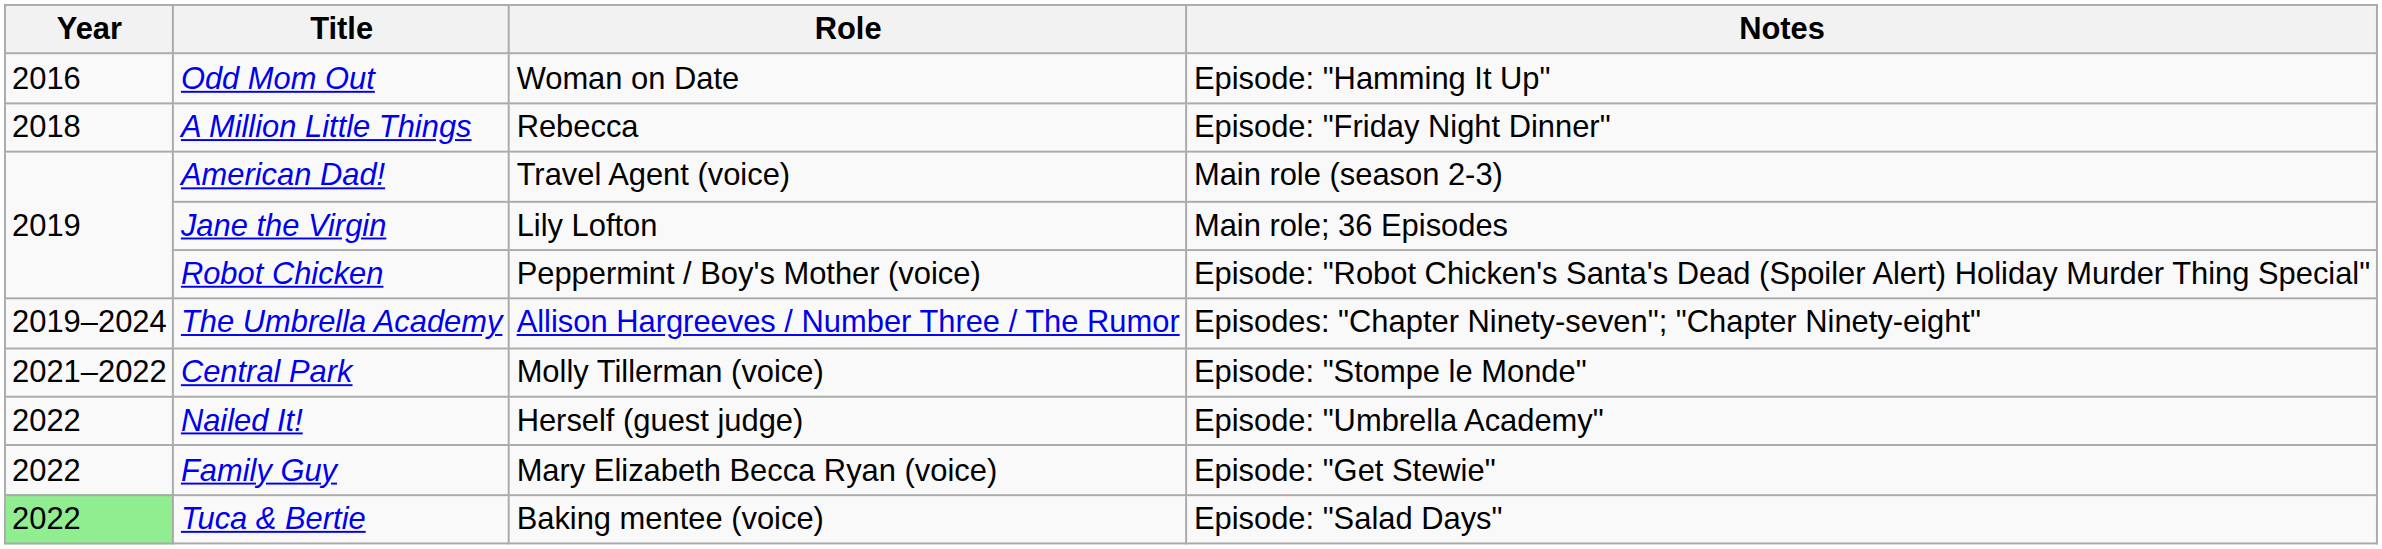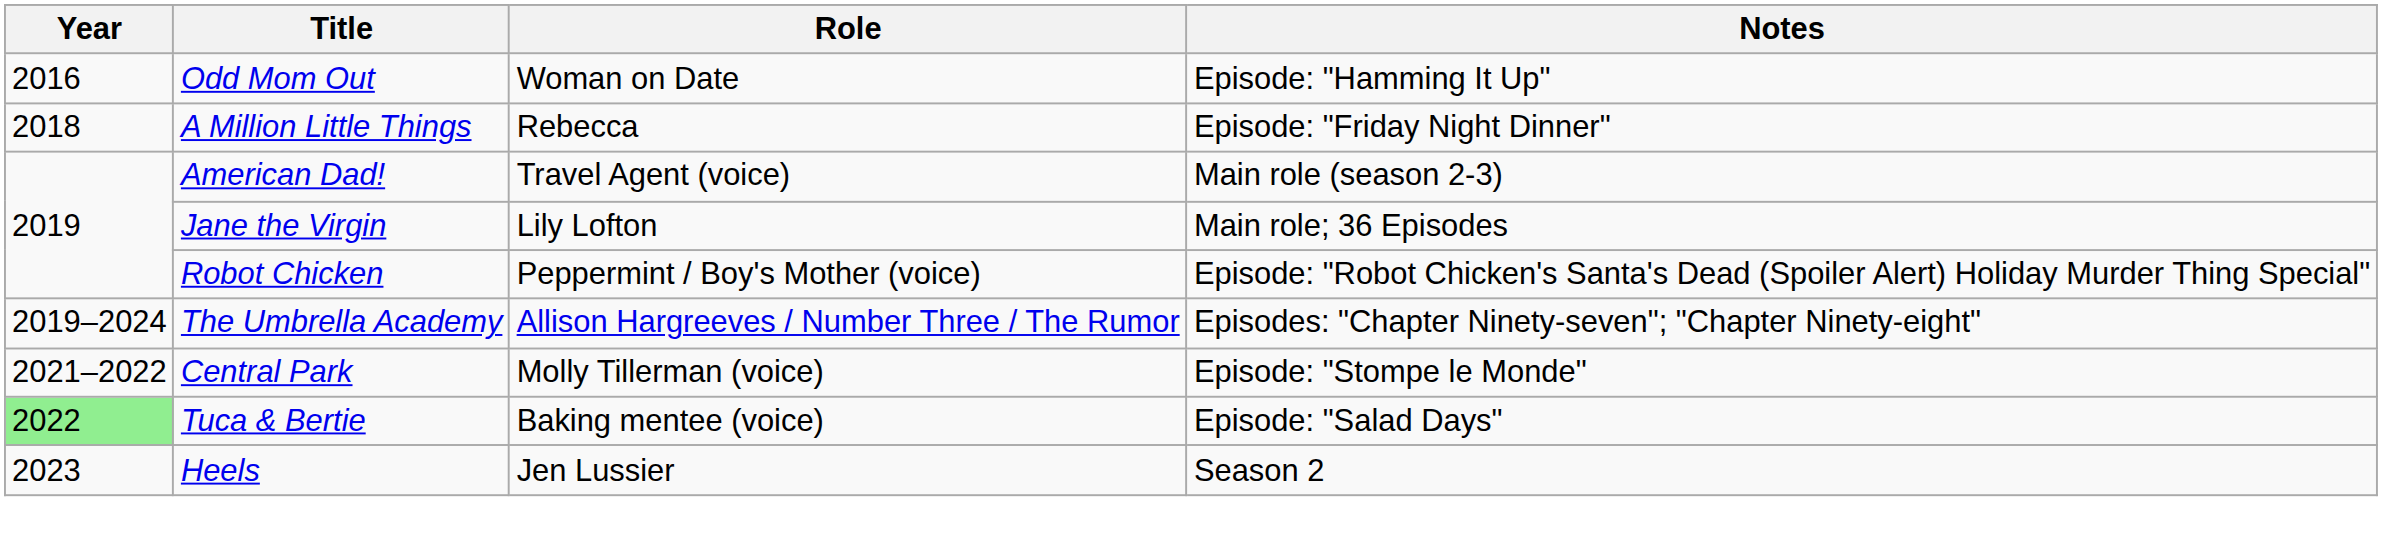- row: (242, 420)
- row: (259, 469)
+ row: (220, 469)
